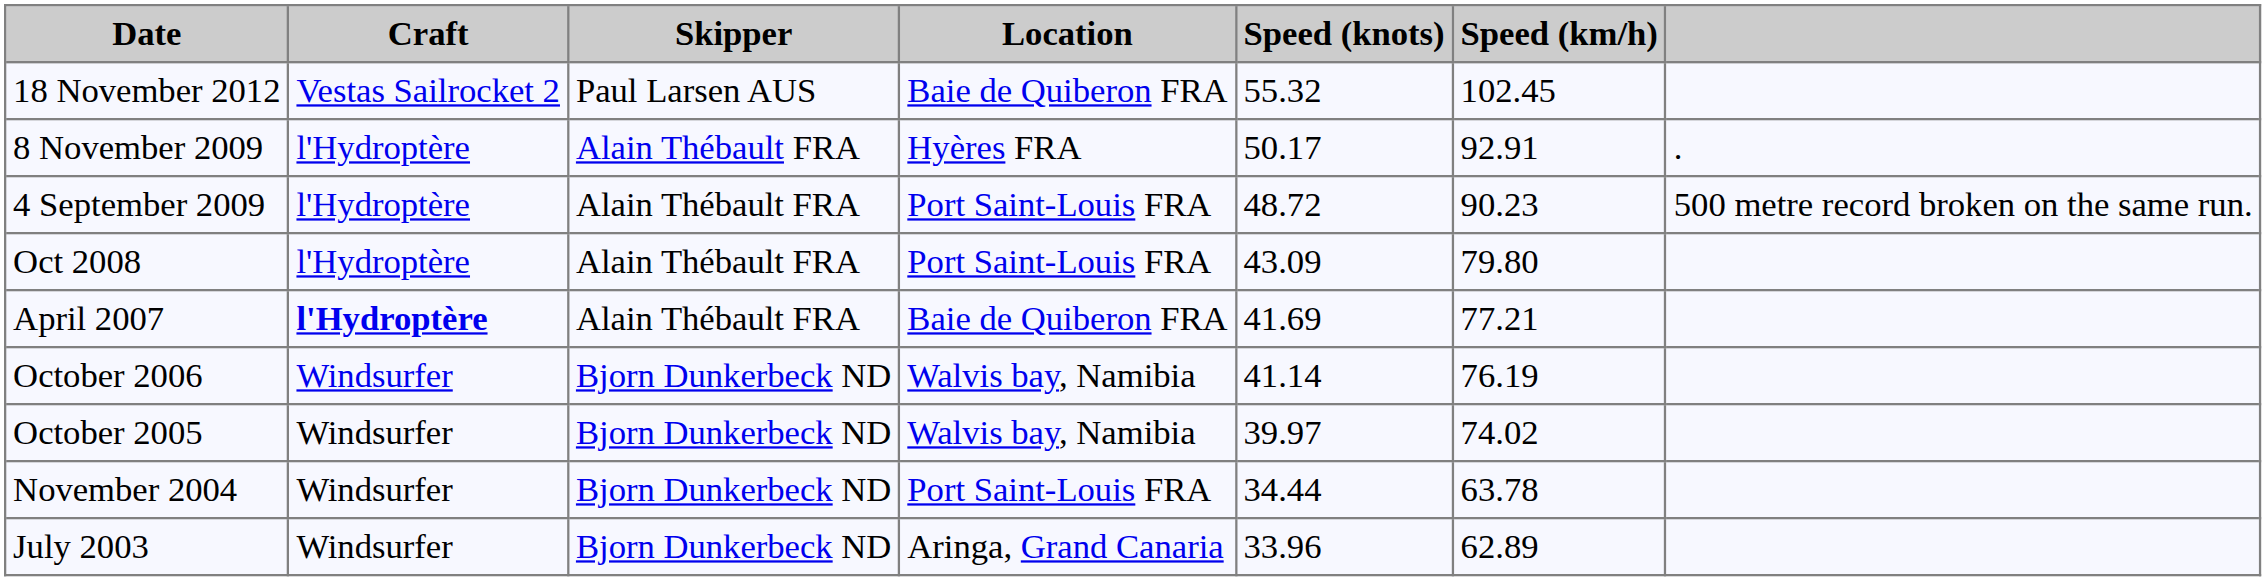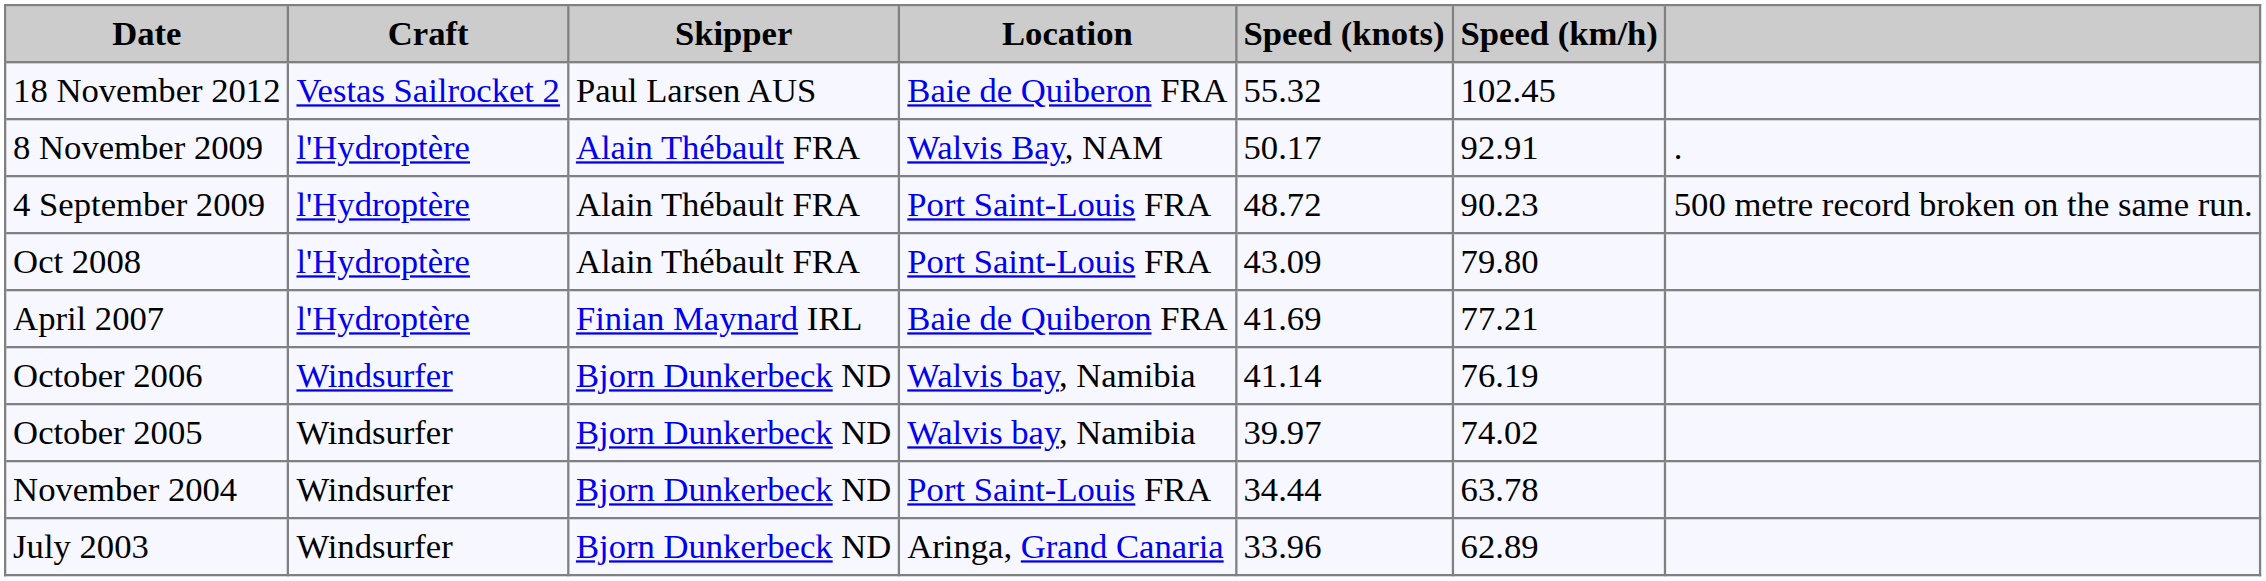(994, 146) Hyères FRA -> (1035, 146) Walvis Bay, NAM
(392, 318) bold -> (383, 318) normal
(718, 318) Alain Thébault FRA -> (719, 318) Finian Maynard IRL
